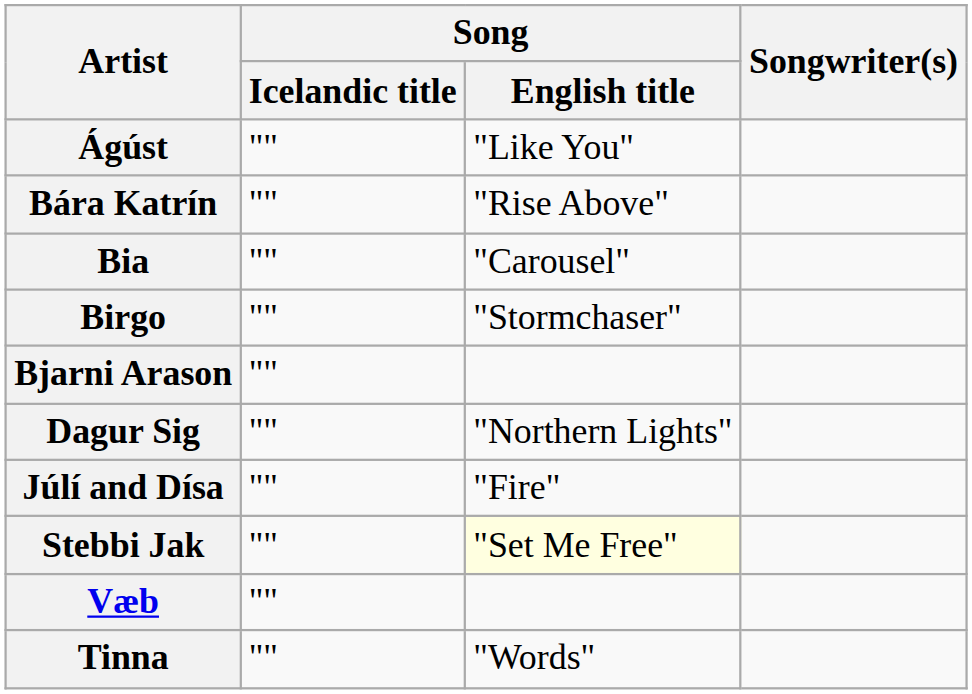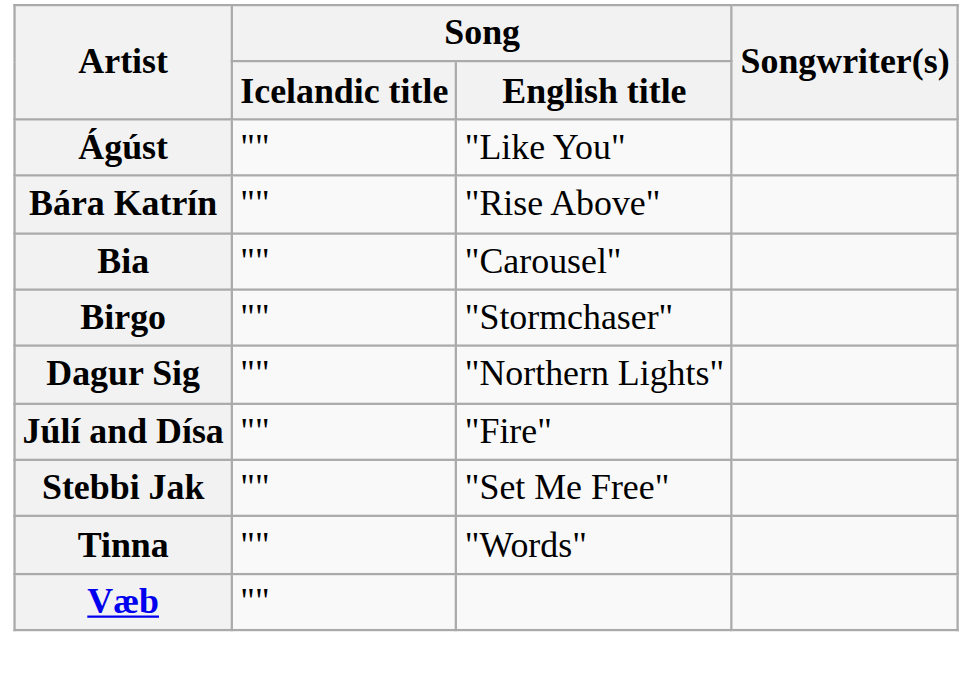- row: (123, 373)
(575, 544) lightyellow background -> (567, 487) no background
rows swapped: (123, 658) <-> (123, 601)
